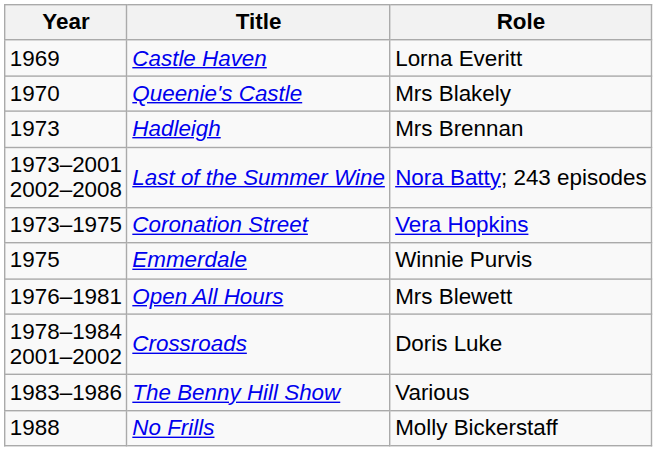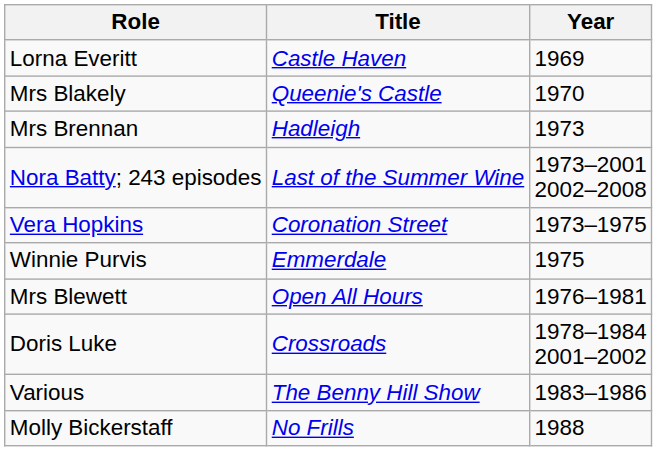columns swapped: (66, 22) <-> (521, 22)
